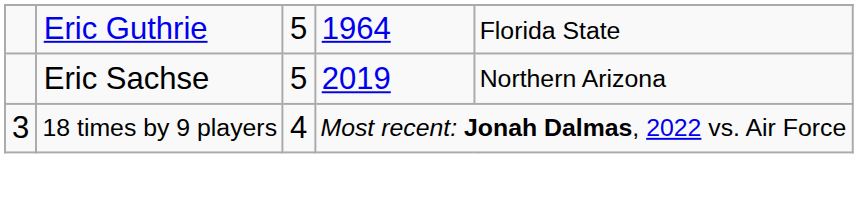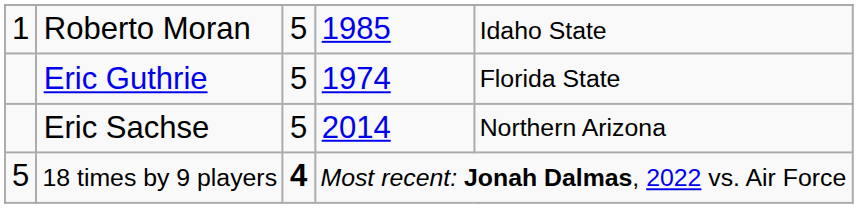+ row: (147, 29)
(356, 29) 1964 -> (356, 78) 1974
(356, 78) 2019 -> (356, 127) 2014
(21, 127) 3 -> (21, 176) 5
(299, 127) normal -> (299, 176) bold
